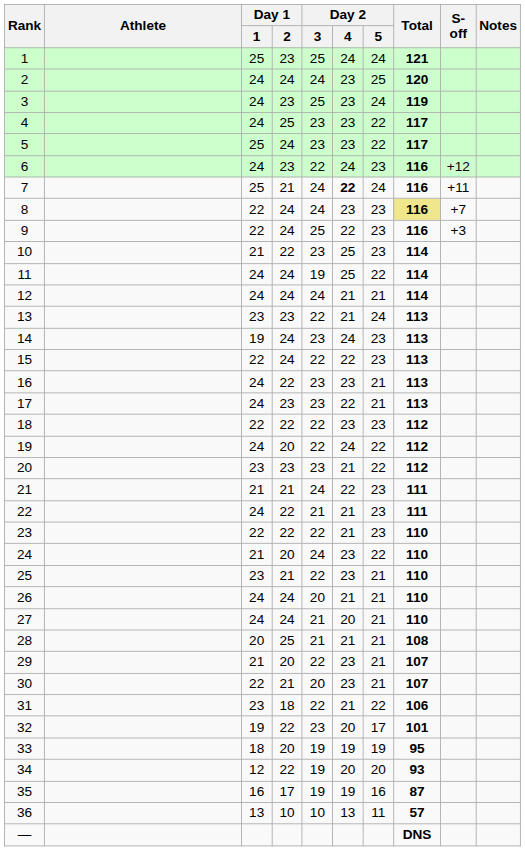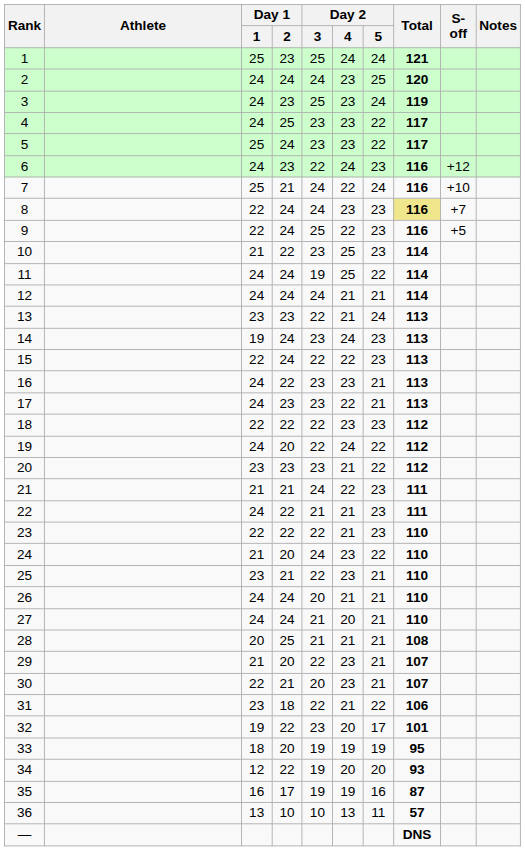(348, 187) bold -> (348, 187) normal
(458, 187) +11 -> (458, 187) +10
(458, 230) +3 -> (458, 230) +5
